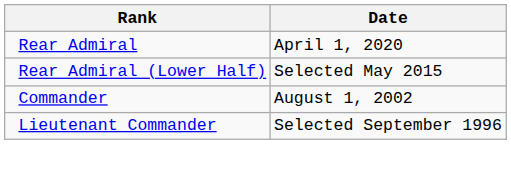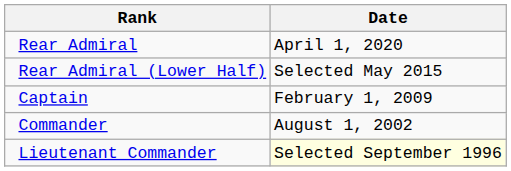+ row: (48, 99)
(388, 126) no background -> (388, 153) lightyellow background
